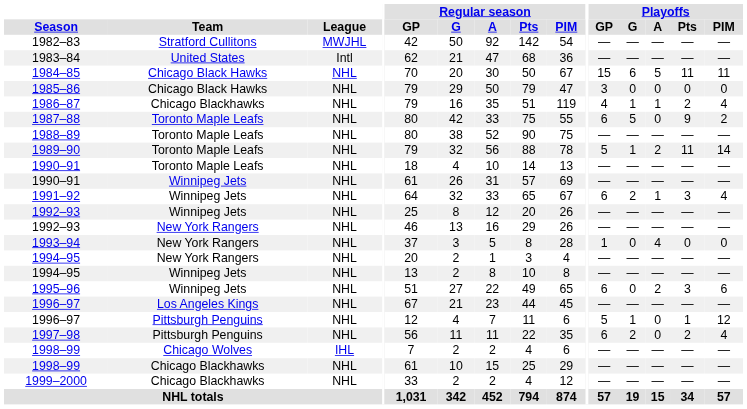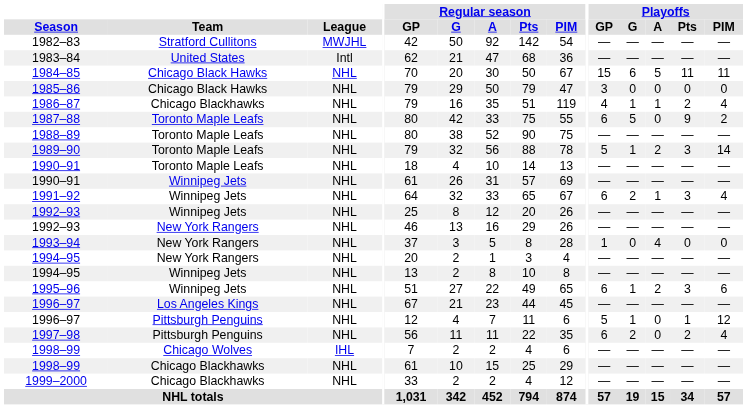(687, 150) 11 -> (687, 150) 3
(633, 289) 0 -> (633, 289) 1
